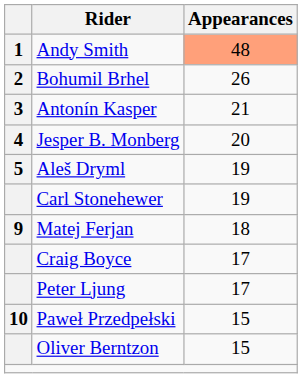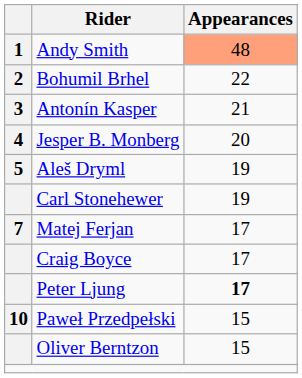(240, 79) 26 -> (240, 79) 22
(18, 229) 9 -> (18, 229) 7
(240, 229) 18 -> (240, 229) 17
(240, 288) normal -> (240, 288) bold
